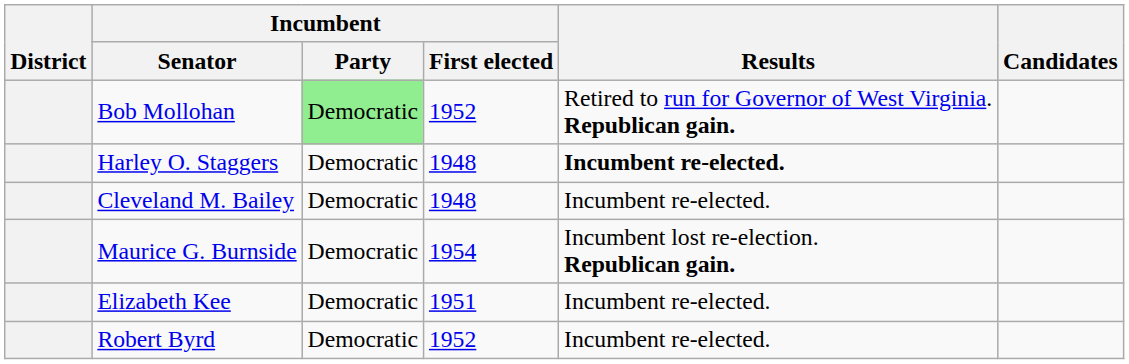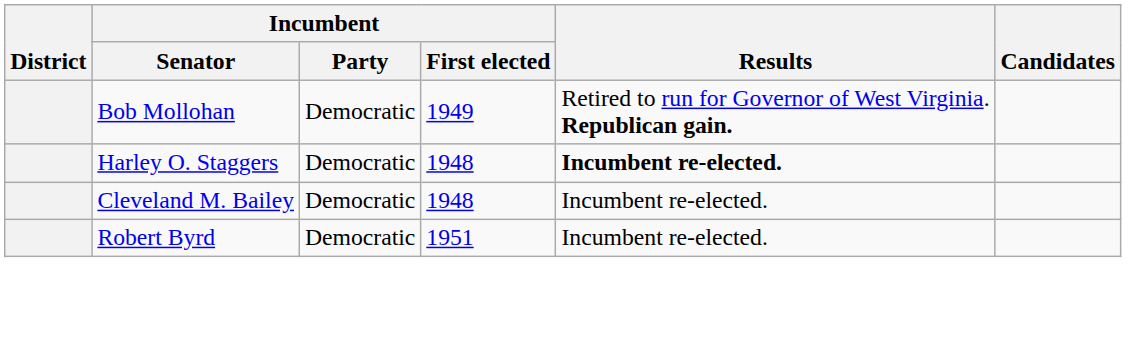(363, 111) lightgreen background -> (360, 111) no background
(453, 111) 1952 -> (450, 111) 1949
- row: (197, 251)
- row: (164, 301)
(453, 339) 1952 -> (450, 237) 1951
